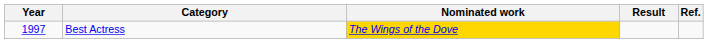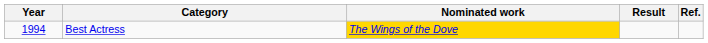(34, 30) 1997 -> (34, 30) 1994
